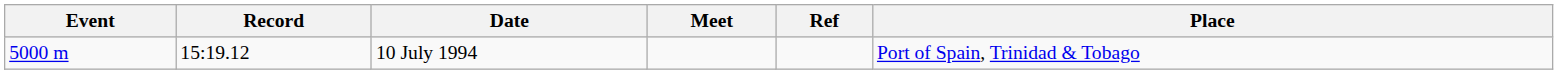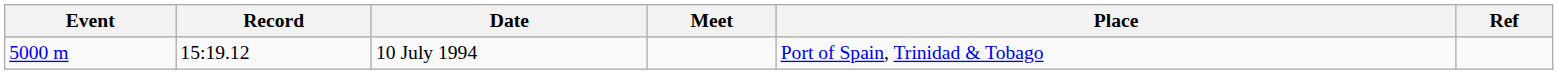columns swapped: (1212, 20) <-> (824, 20)
